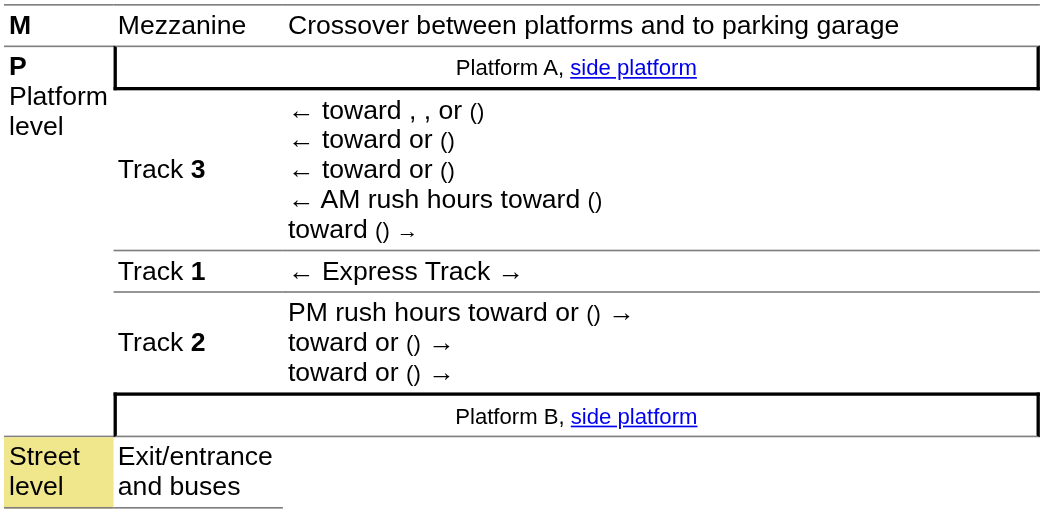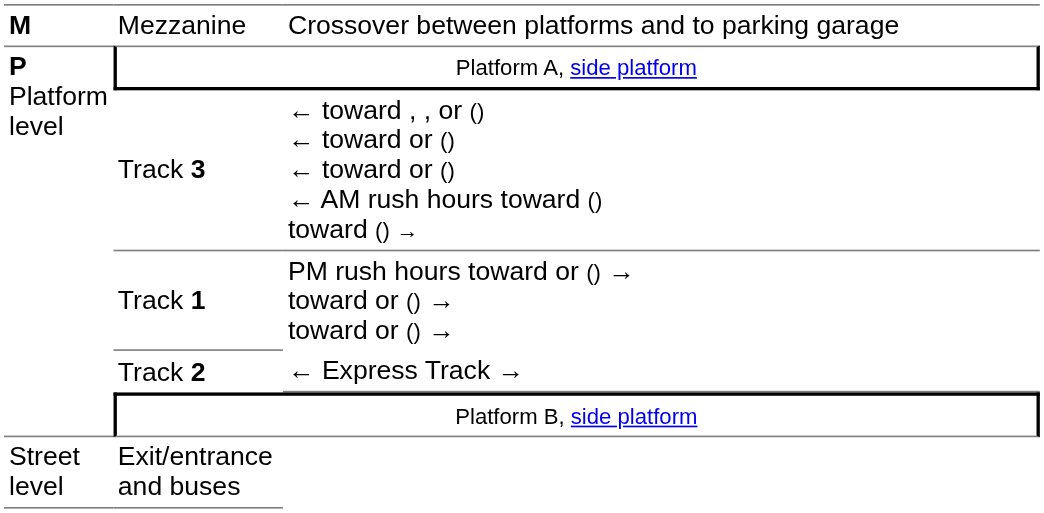(406, 270) ← Express Track → -> (461, 300) PM rush hours toward or () → toward or () → toward or () →
(461, 342) PM rush hours toward or () → toward or () → toward or () → -> (406, 370) ← Express Track →
(44, 471) khaki background -> (44, 471) no background
